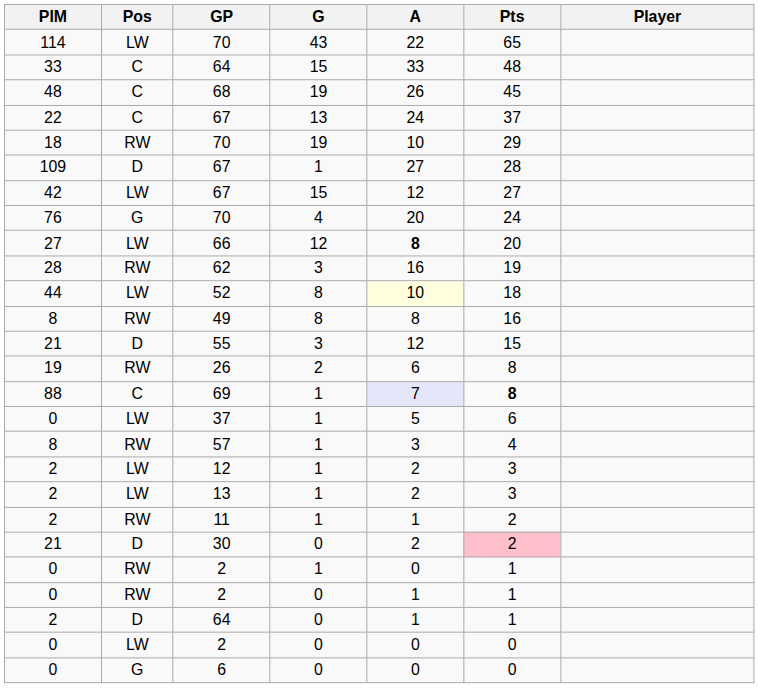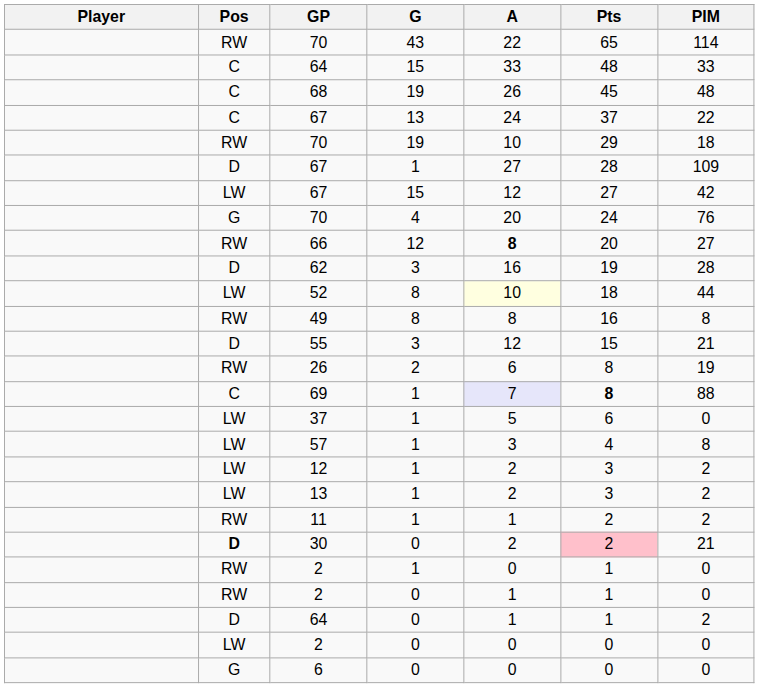columns swapped: (657, 17) <-> (53, 17)
(137, 42) LW -> (234, 42) RW
(137, 243) LW -> (234, 243) RW
(137, 268) RW -> (234, 268) D
(137, 444) RW -> (234, 444) LW
(137, 544) normal -> (234, 544) bold
